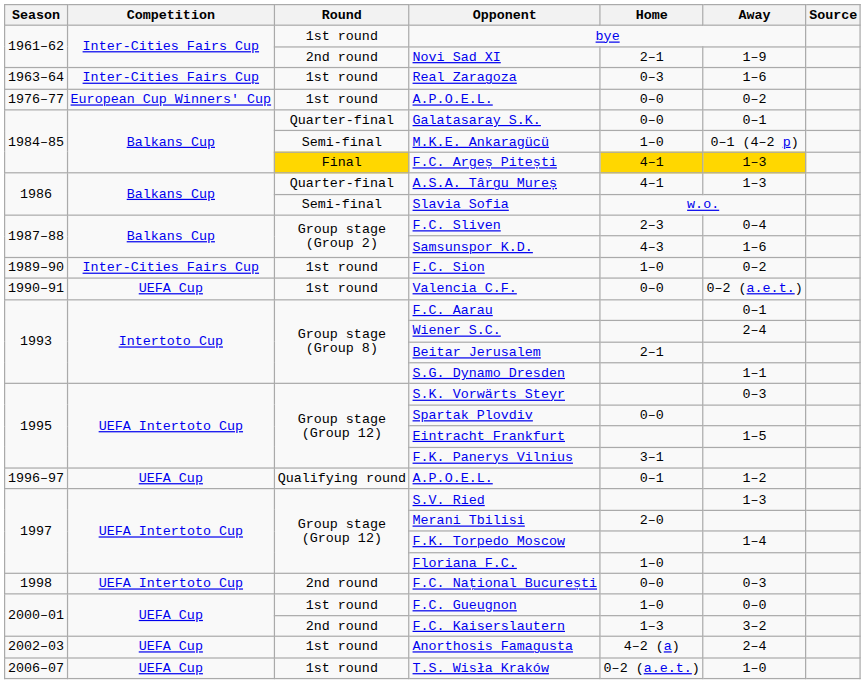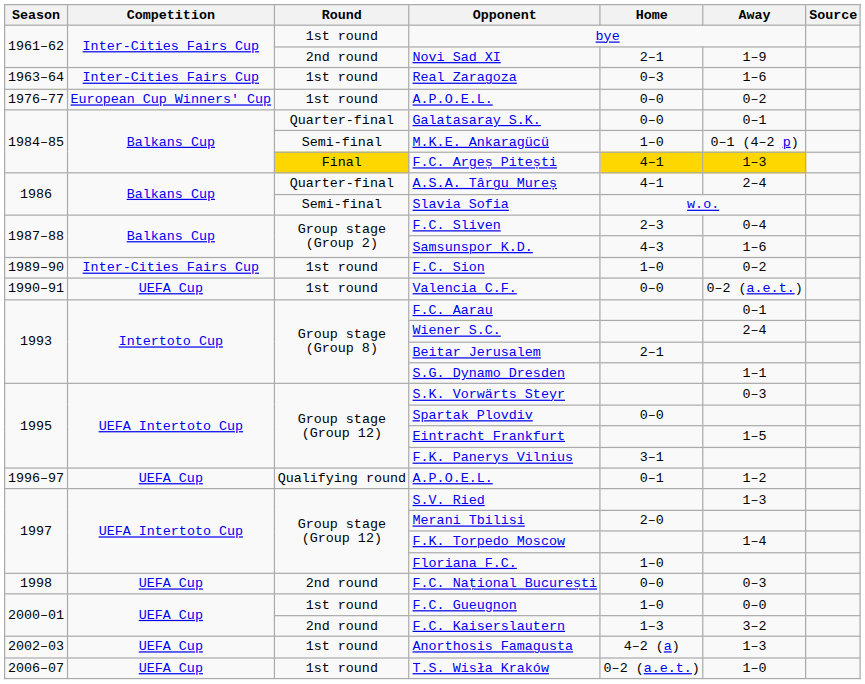(755, 184) 1–3 -> (755, 184) 2–4
(171, 584) UEFA Intertoto Cup -> (171, 584) UEFA Cup
(755, 647) 2–4 -> (755, 647) 1–3
